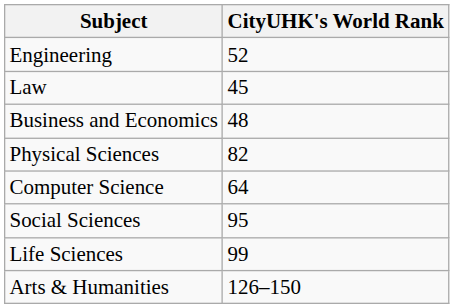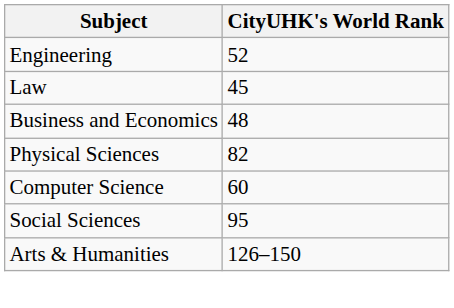(238, 187) 64 -> (238, 187) 60
- row: (66, 253)
